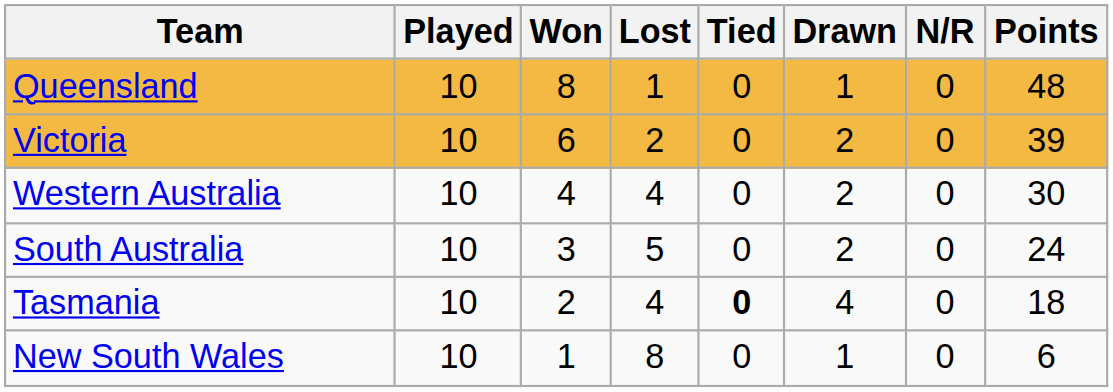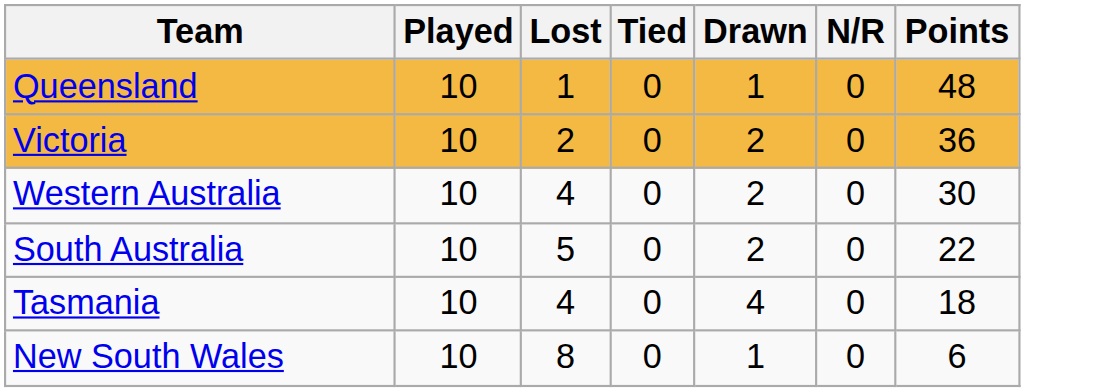- column: (566, 31)
(1046, 140) 39 -> (957, 140) 36
(1046, 248) 24 -> (957, 248) 22
(742, 303) bold -> (652, 303) normal
